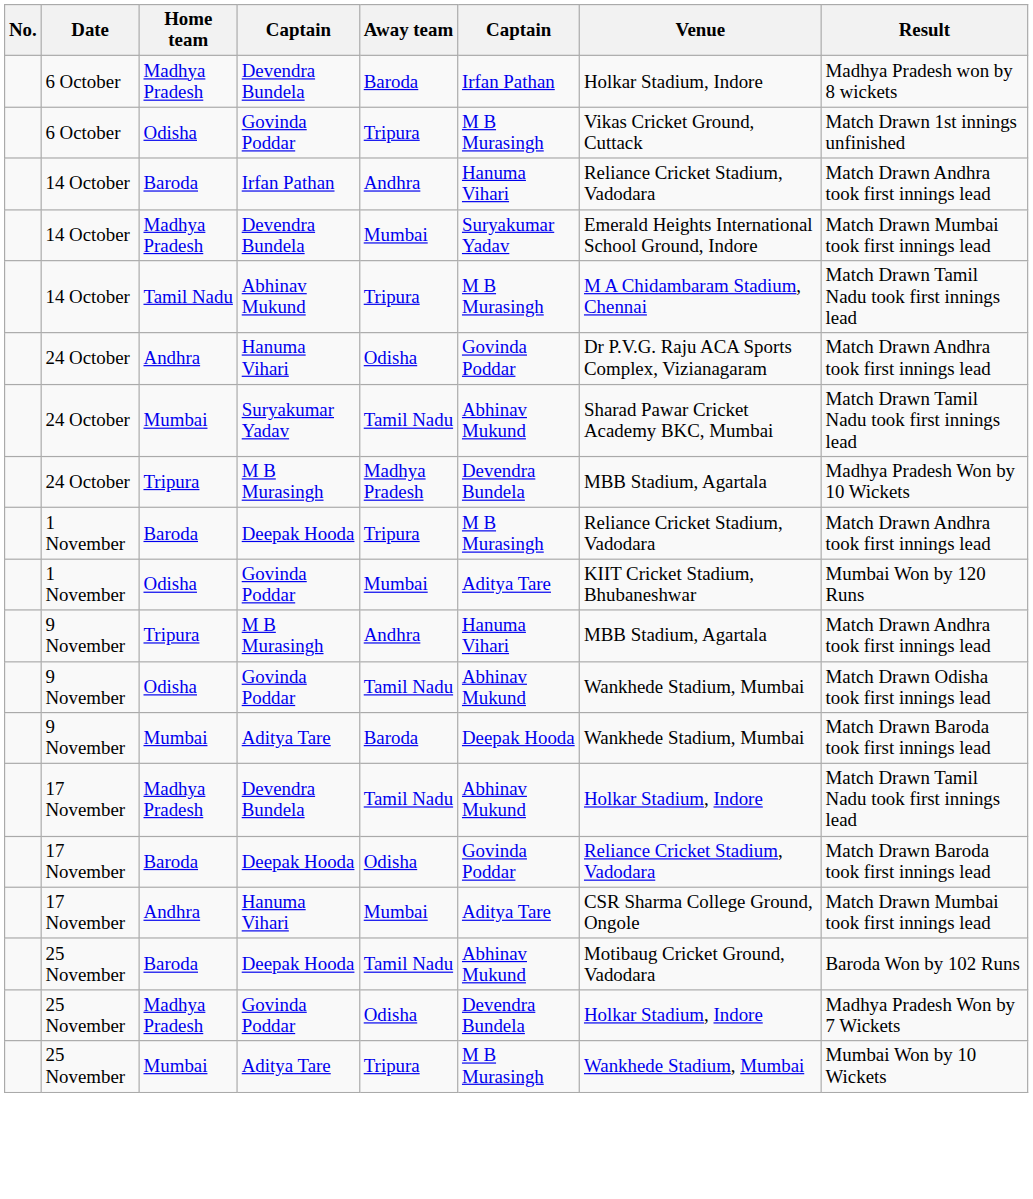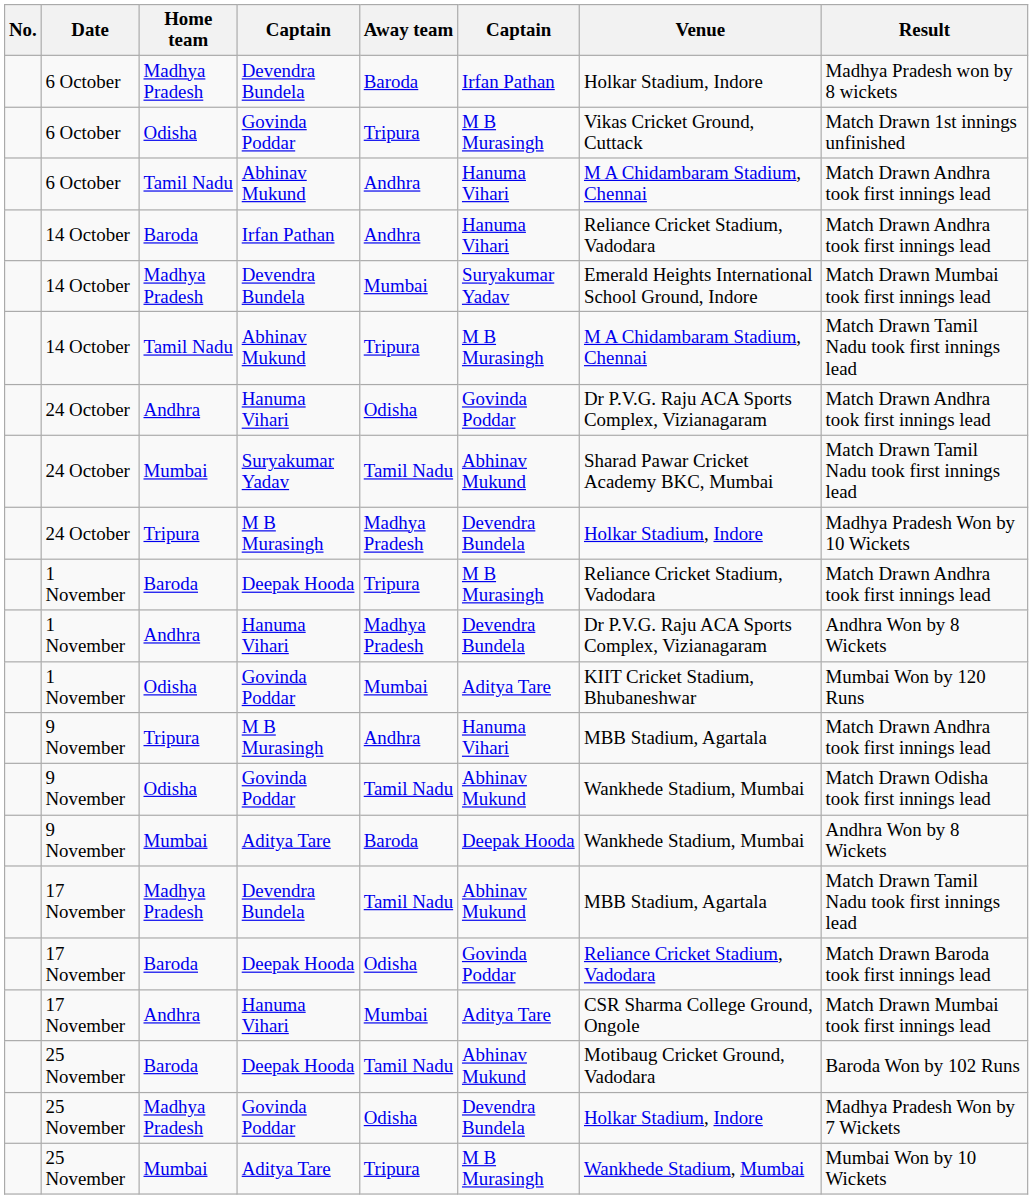+ row: (83, 183)
(675, 482) MBB Stadium, Agartala -> (673, 533) Holkar Stadium, Indore
+ row: (85, 635)
(908, 737) Match Drawn Baroda took first innings lead -> (892, 840) Andhra Won by 8 Wickets
(673, 799) Holkar Stadium, Indore -> (675, 902) MBB Stadium, Agartala
